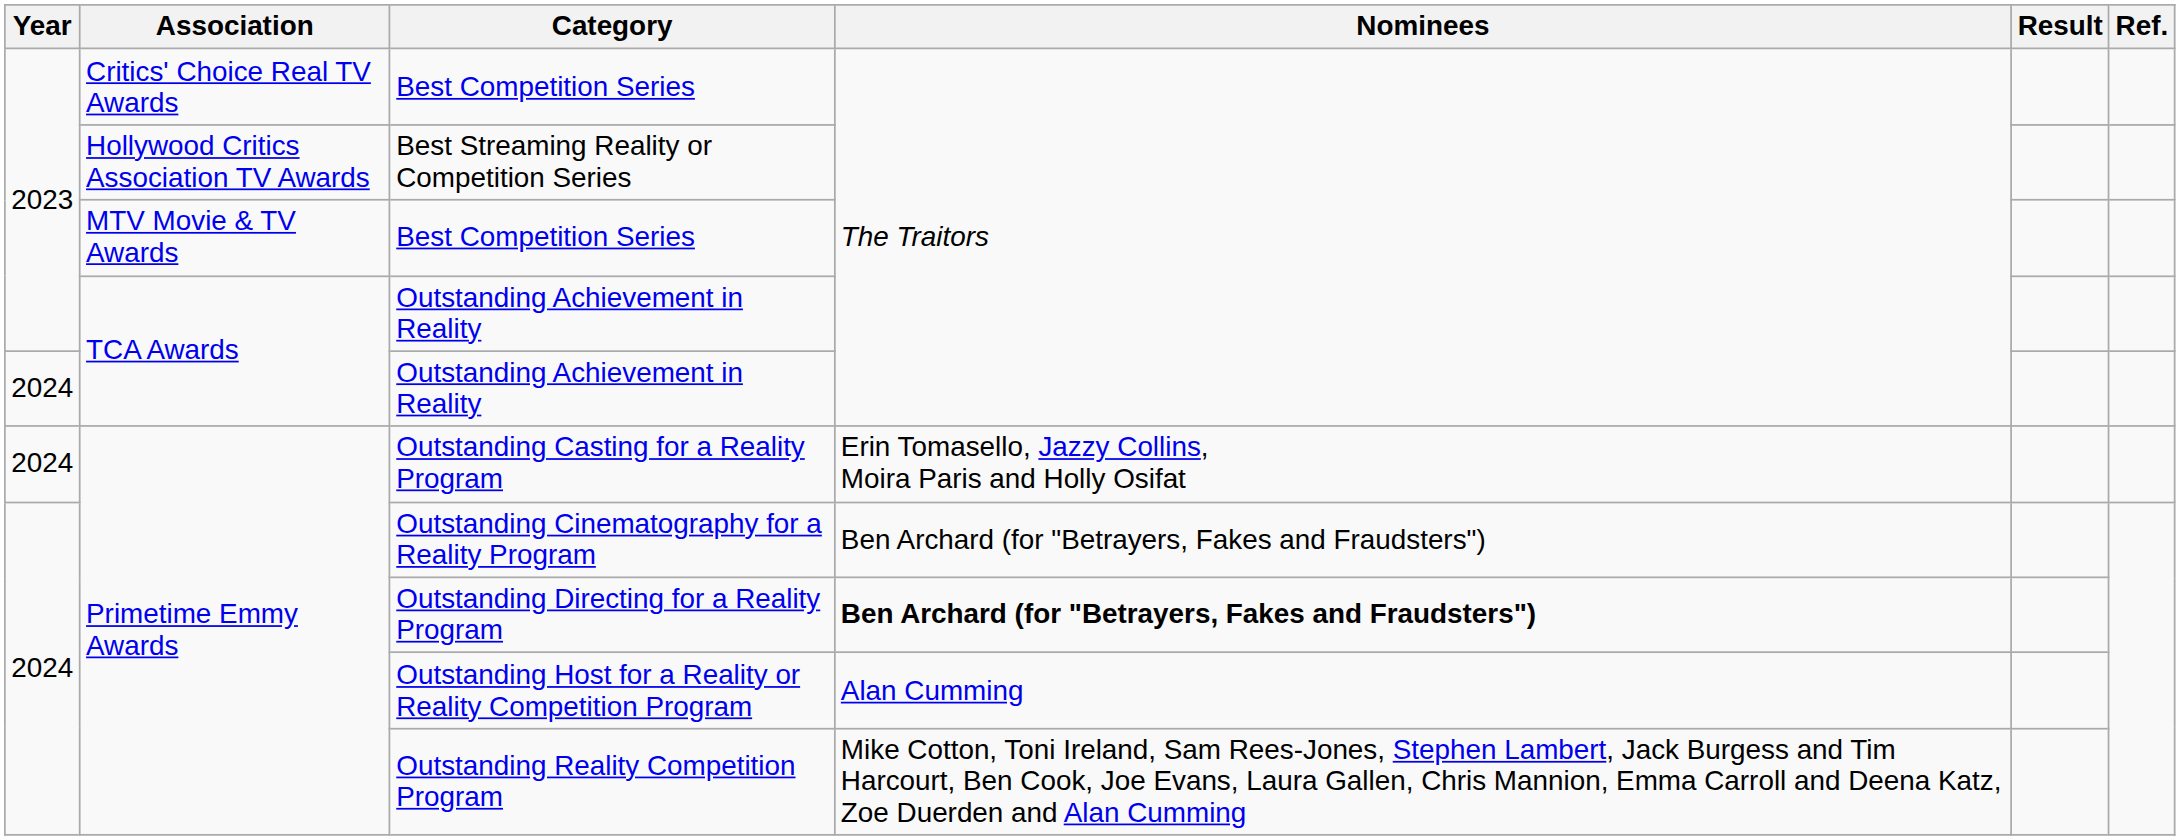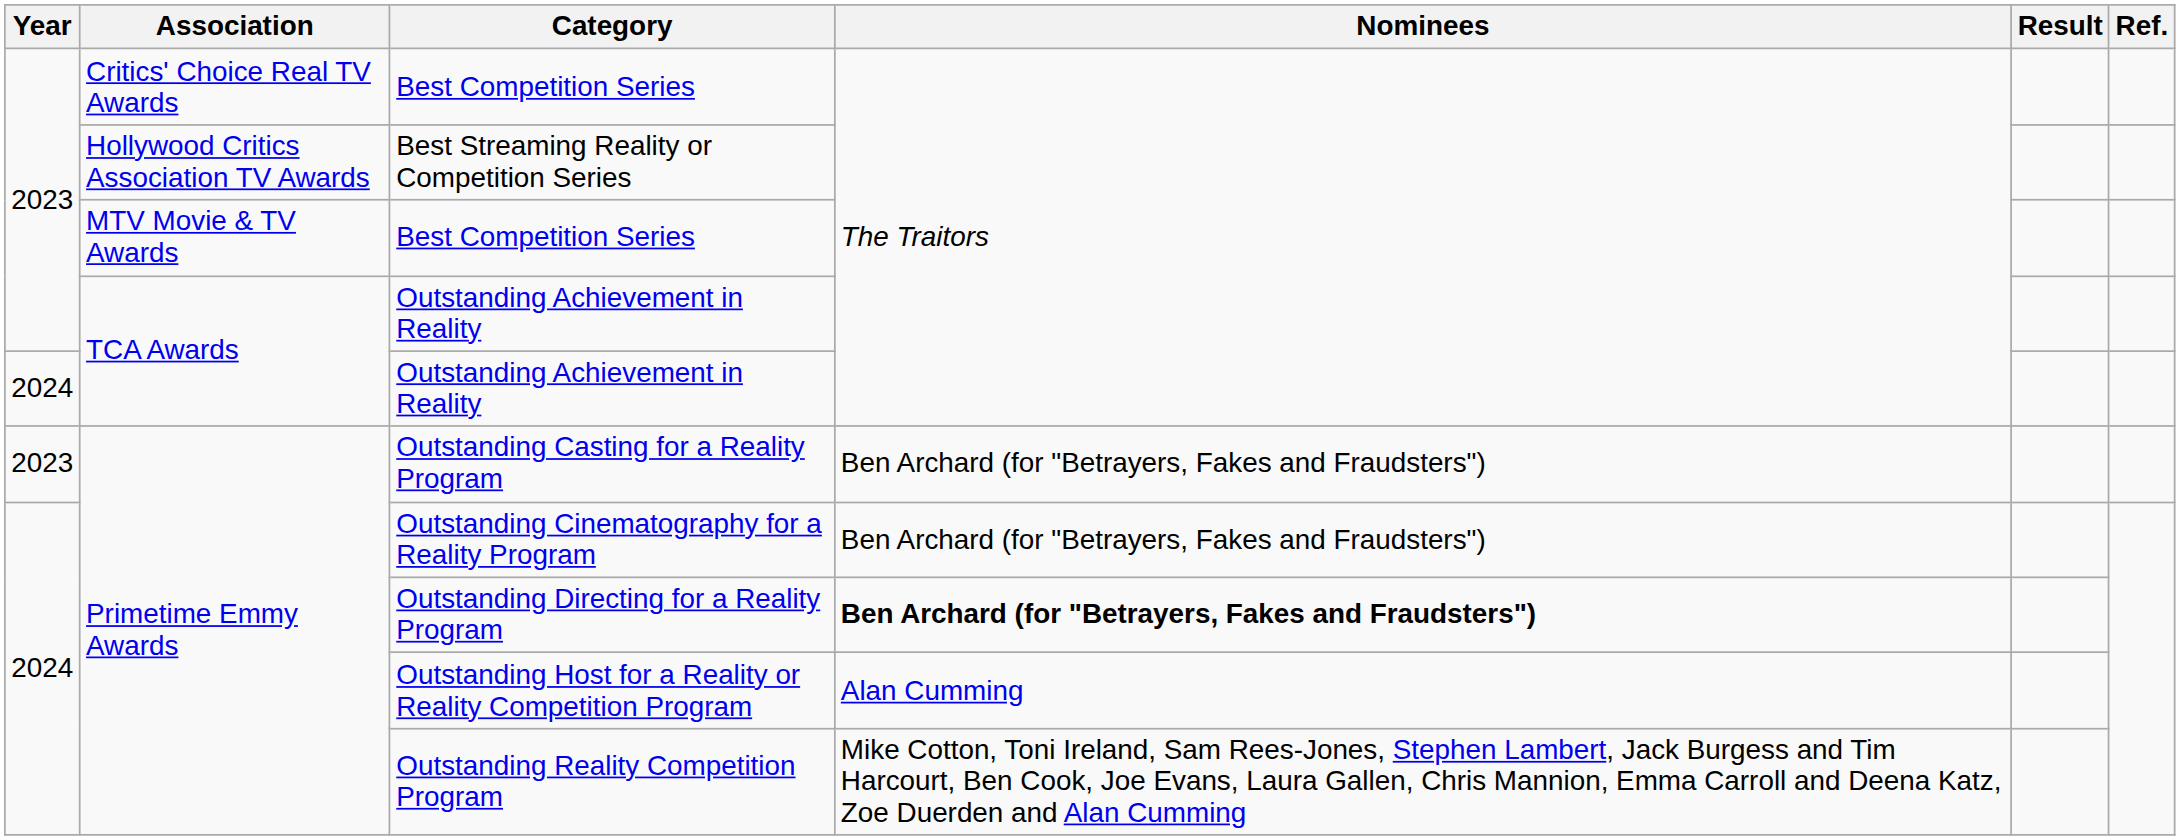(42, 463) 2024 -> (42, 463) 2023
(1025, 463) Erin Tomasello, Jazzy Collins, Moira Paris and Holly Osifat -> (1163, 463) Ben Archard (for "Betrayers, Fakes and Fraudsters")
